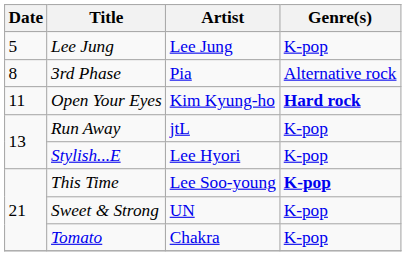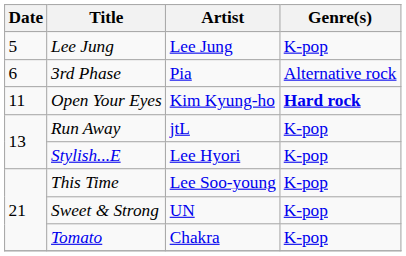(13, 73) 8 -> (13, 73) 6
(307, 182) bold -> (306, 182) normal
